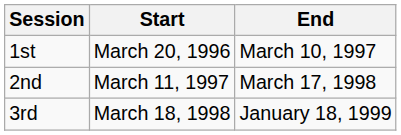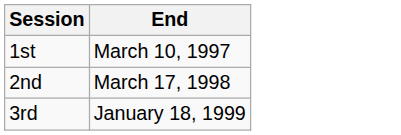- column: (162, 20)
